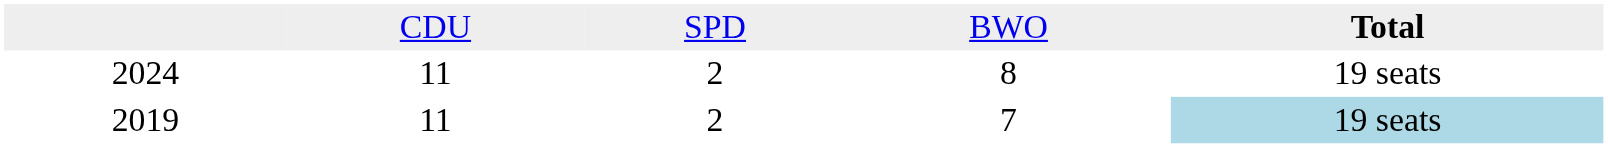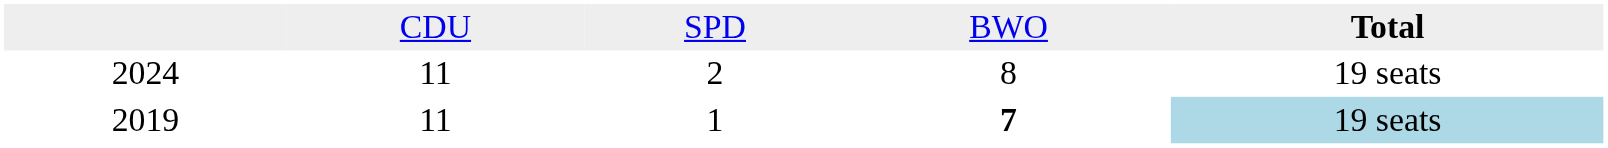(715, 119) 2 -> (715, 119) 1
(1009, 119) normal -> (1009, 119) bold
